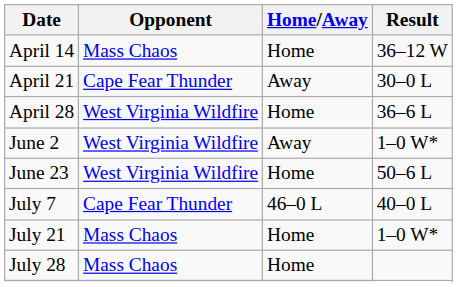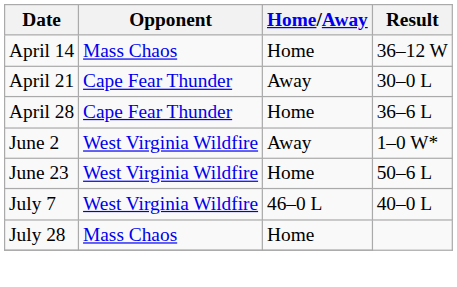(171, 111) West Virginia Wildfire -> (158, 111) Cape Fear Thunder
(158, 204) Cape Fear Thunder -> (171, 204) West Virginia Wildfire
- row: (37, 234)
